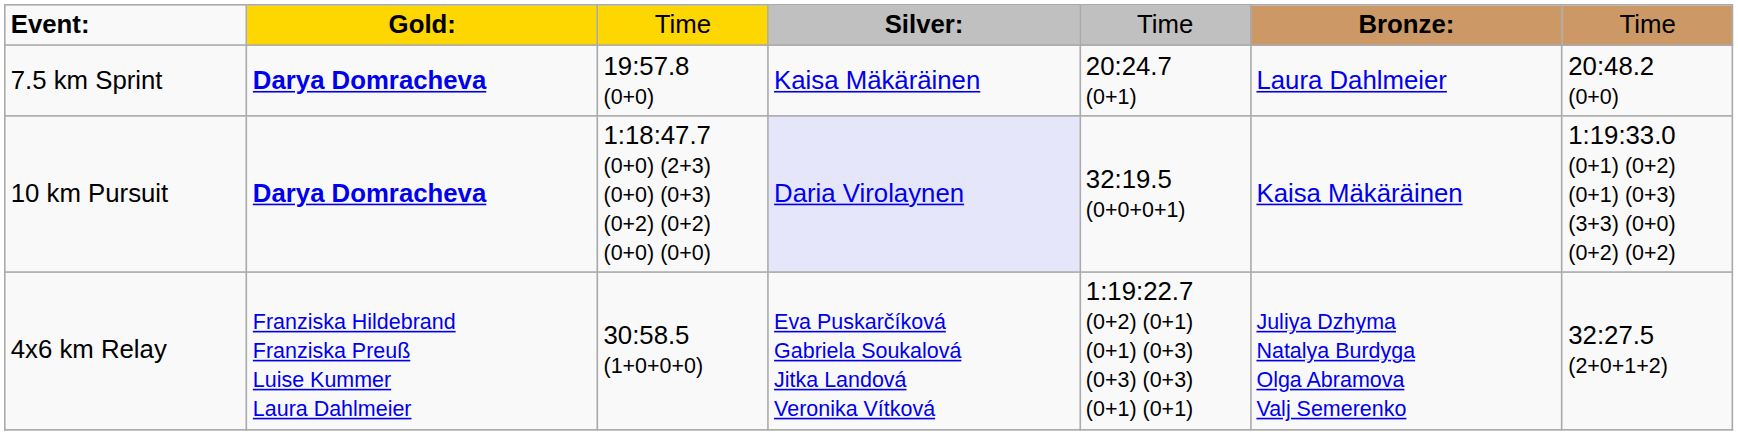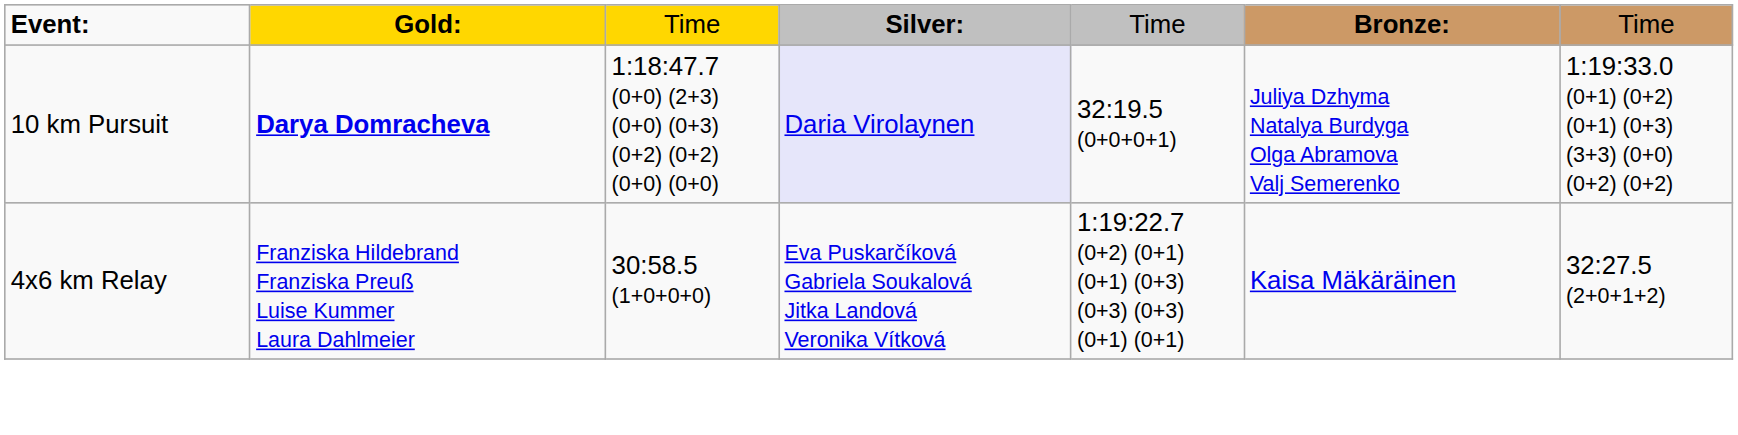- row: (87, 80)
(1360, 193) Kaisa Mäkäräinen -> (1329, 139) Juliya Dzhyma Natalya Burdyga Olga Abramova Valj Semerenko
(1336, 366) Juliya Dzhyma Natalya Burdyga Olga Abramova Valj Semerenko -> (1353, 280) Kaisa Mäkäräinen
